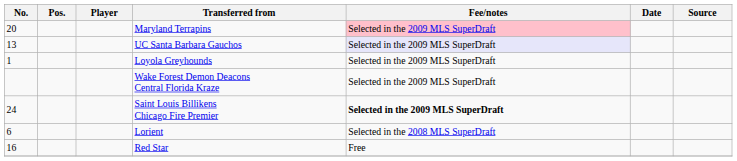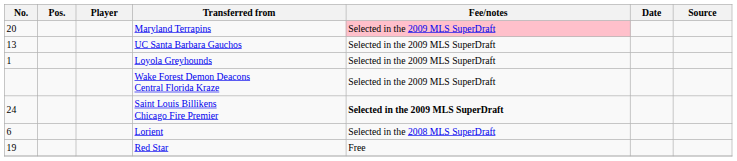(422, 44) lavender background -> (422, 44) no background
(11, 148) 16 -> (11, 148) 19
